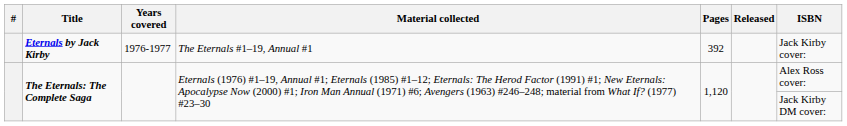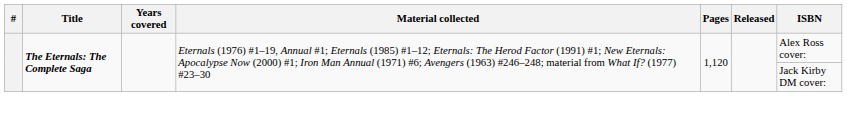- row: (62, 48)
